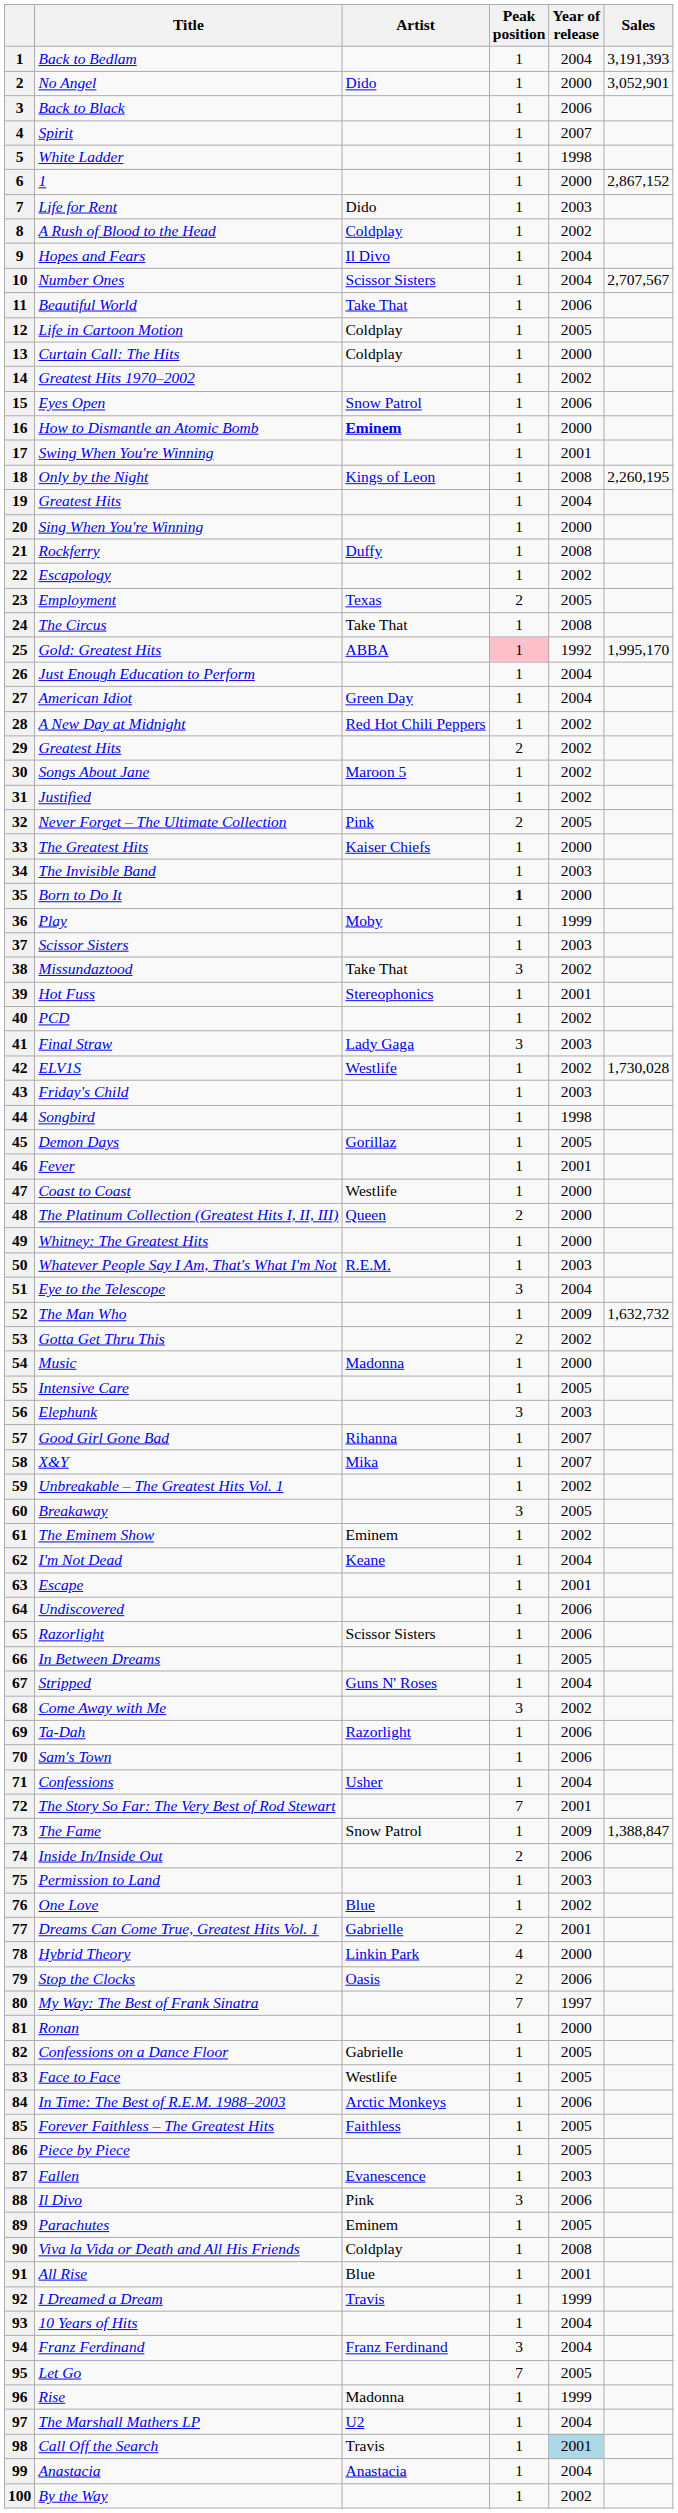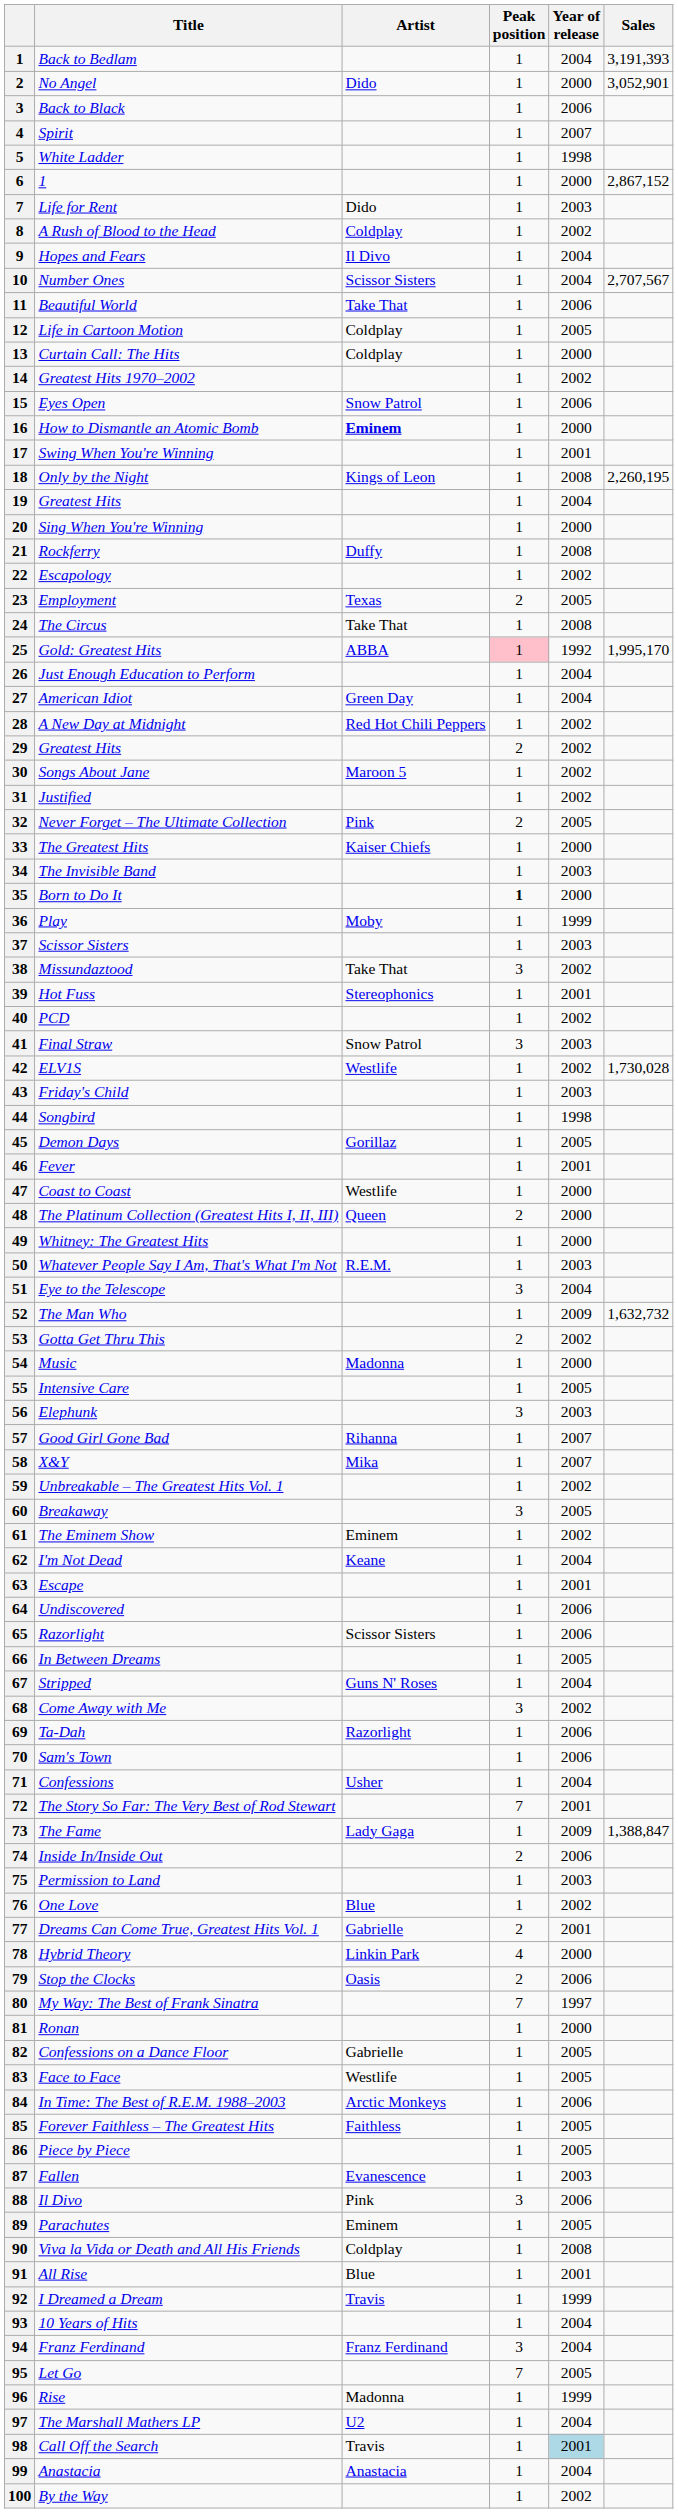(380, 1043) Lady Gaga -> (384, 1043) Snow Patrol
(384, 1831) Snow Patrol -> (380, 1831) Lady Gaga
